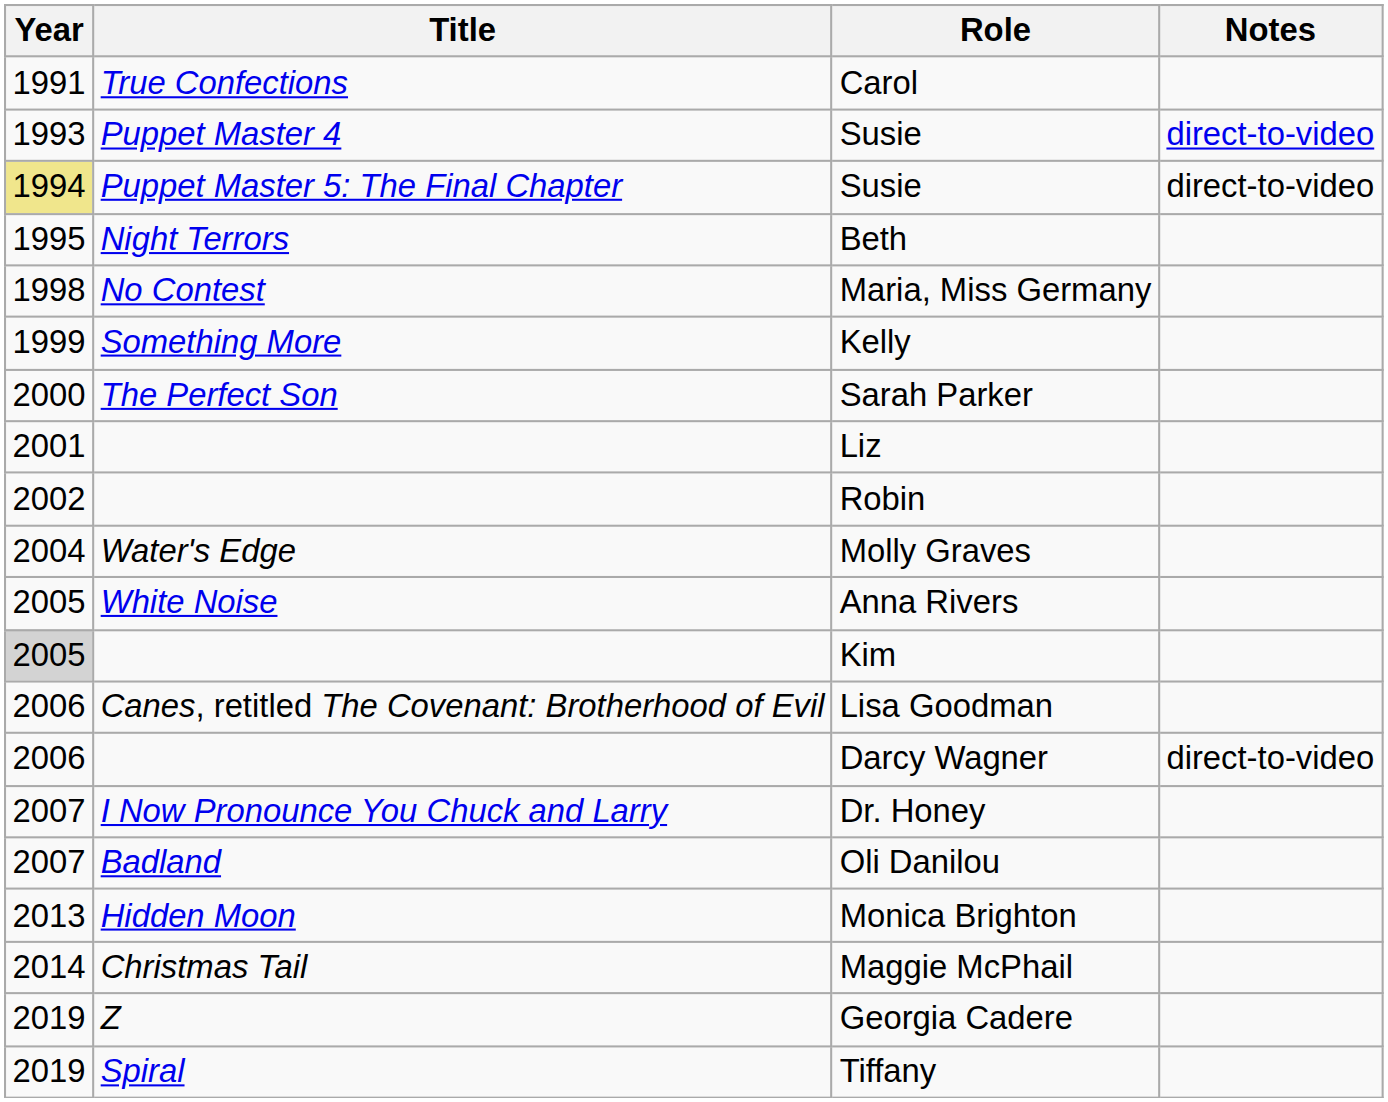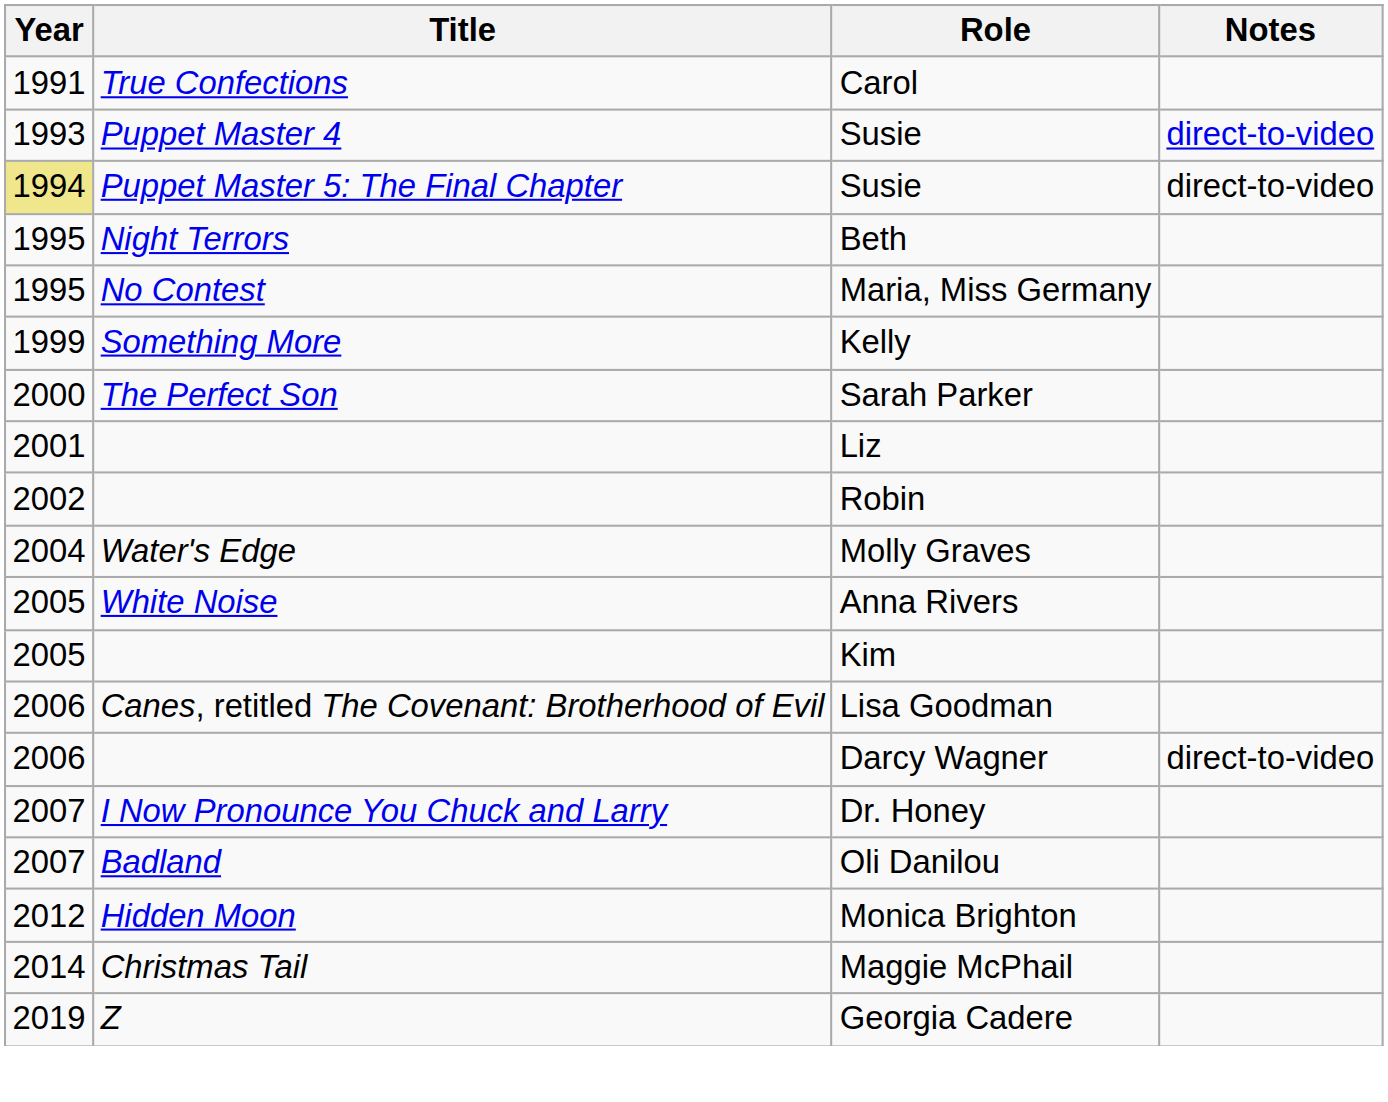(49, 290) 1998 -> (49, 290) 1995
(49, 654) lightgrey background -> (49, 654) no background
(49, 914) 2013 -> (49, 914) 2012
- row: (143, 1070)
